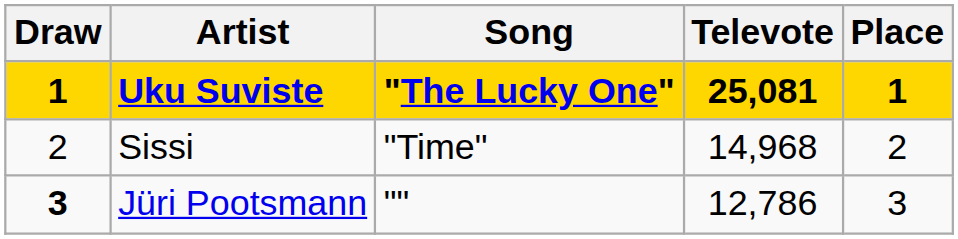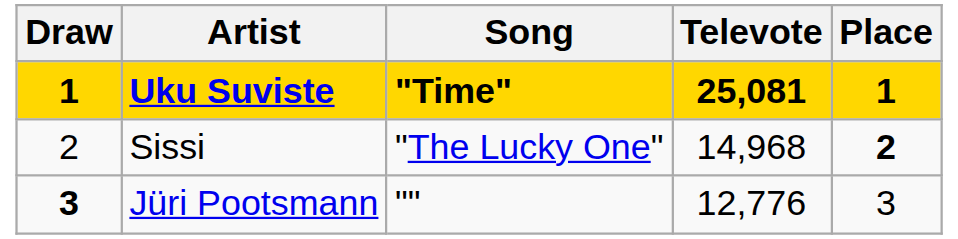(529, 89) "The Lucky One" -> (453, 89) "Time"
(436, 146) "Time" -> (529, 146) "The Lucky One"
(897, 146) normal -> (886, 146) bold
(763, 203) 12,786 -> (751, 203) 12,776
